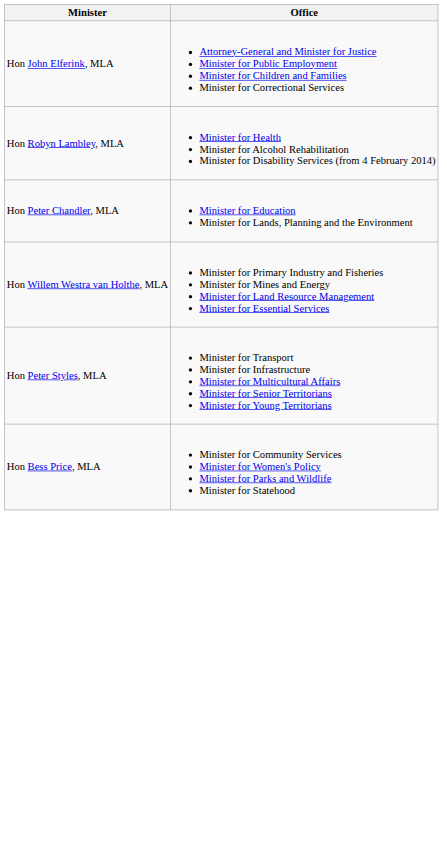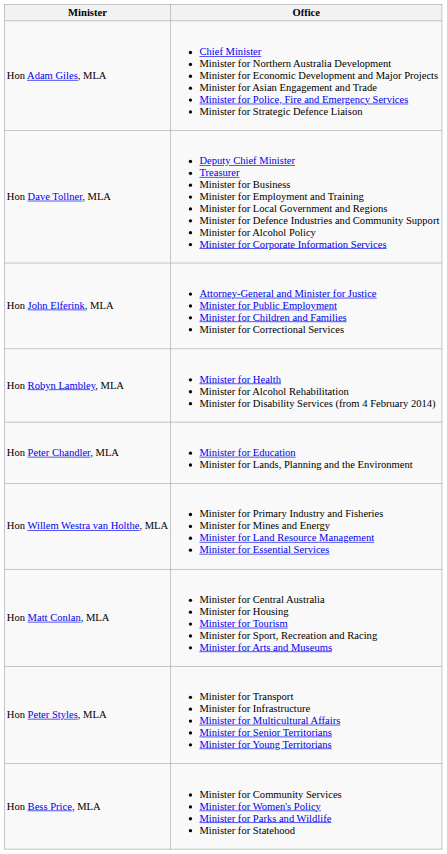+ row: (57, 75)
+ row: (59, 196)
+ row: (58, 617)
